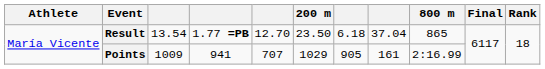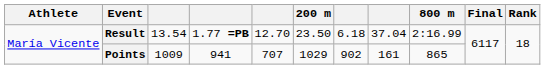(437, 34) 865 -> (437, 34) 2:16.99
(351, 54) 905 -> (351, 54) 902
(437, 54) 2:16.99 -> (437, 54) 865
